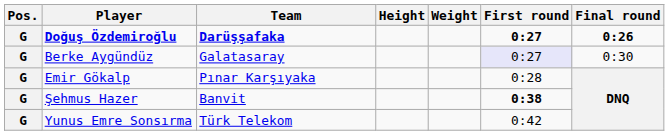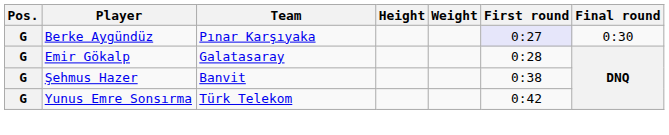- row: (111, 36)
(242, 57) Galatasaray -> (257, 36) Pınar Karşıyaka
(257, 78) Pınar Karşıyaka -> (242, 57) Galatasaray
(527, 99) bold -> (527, 78) normal
